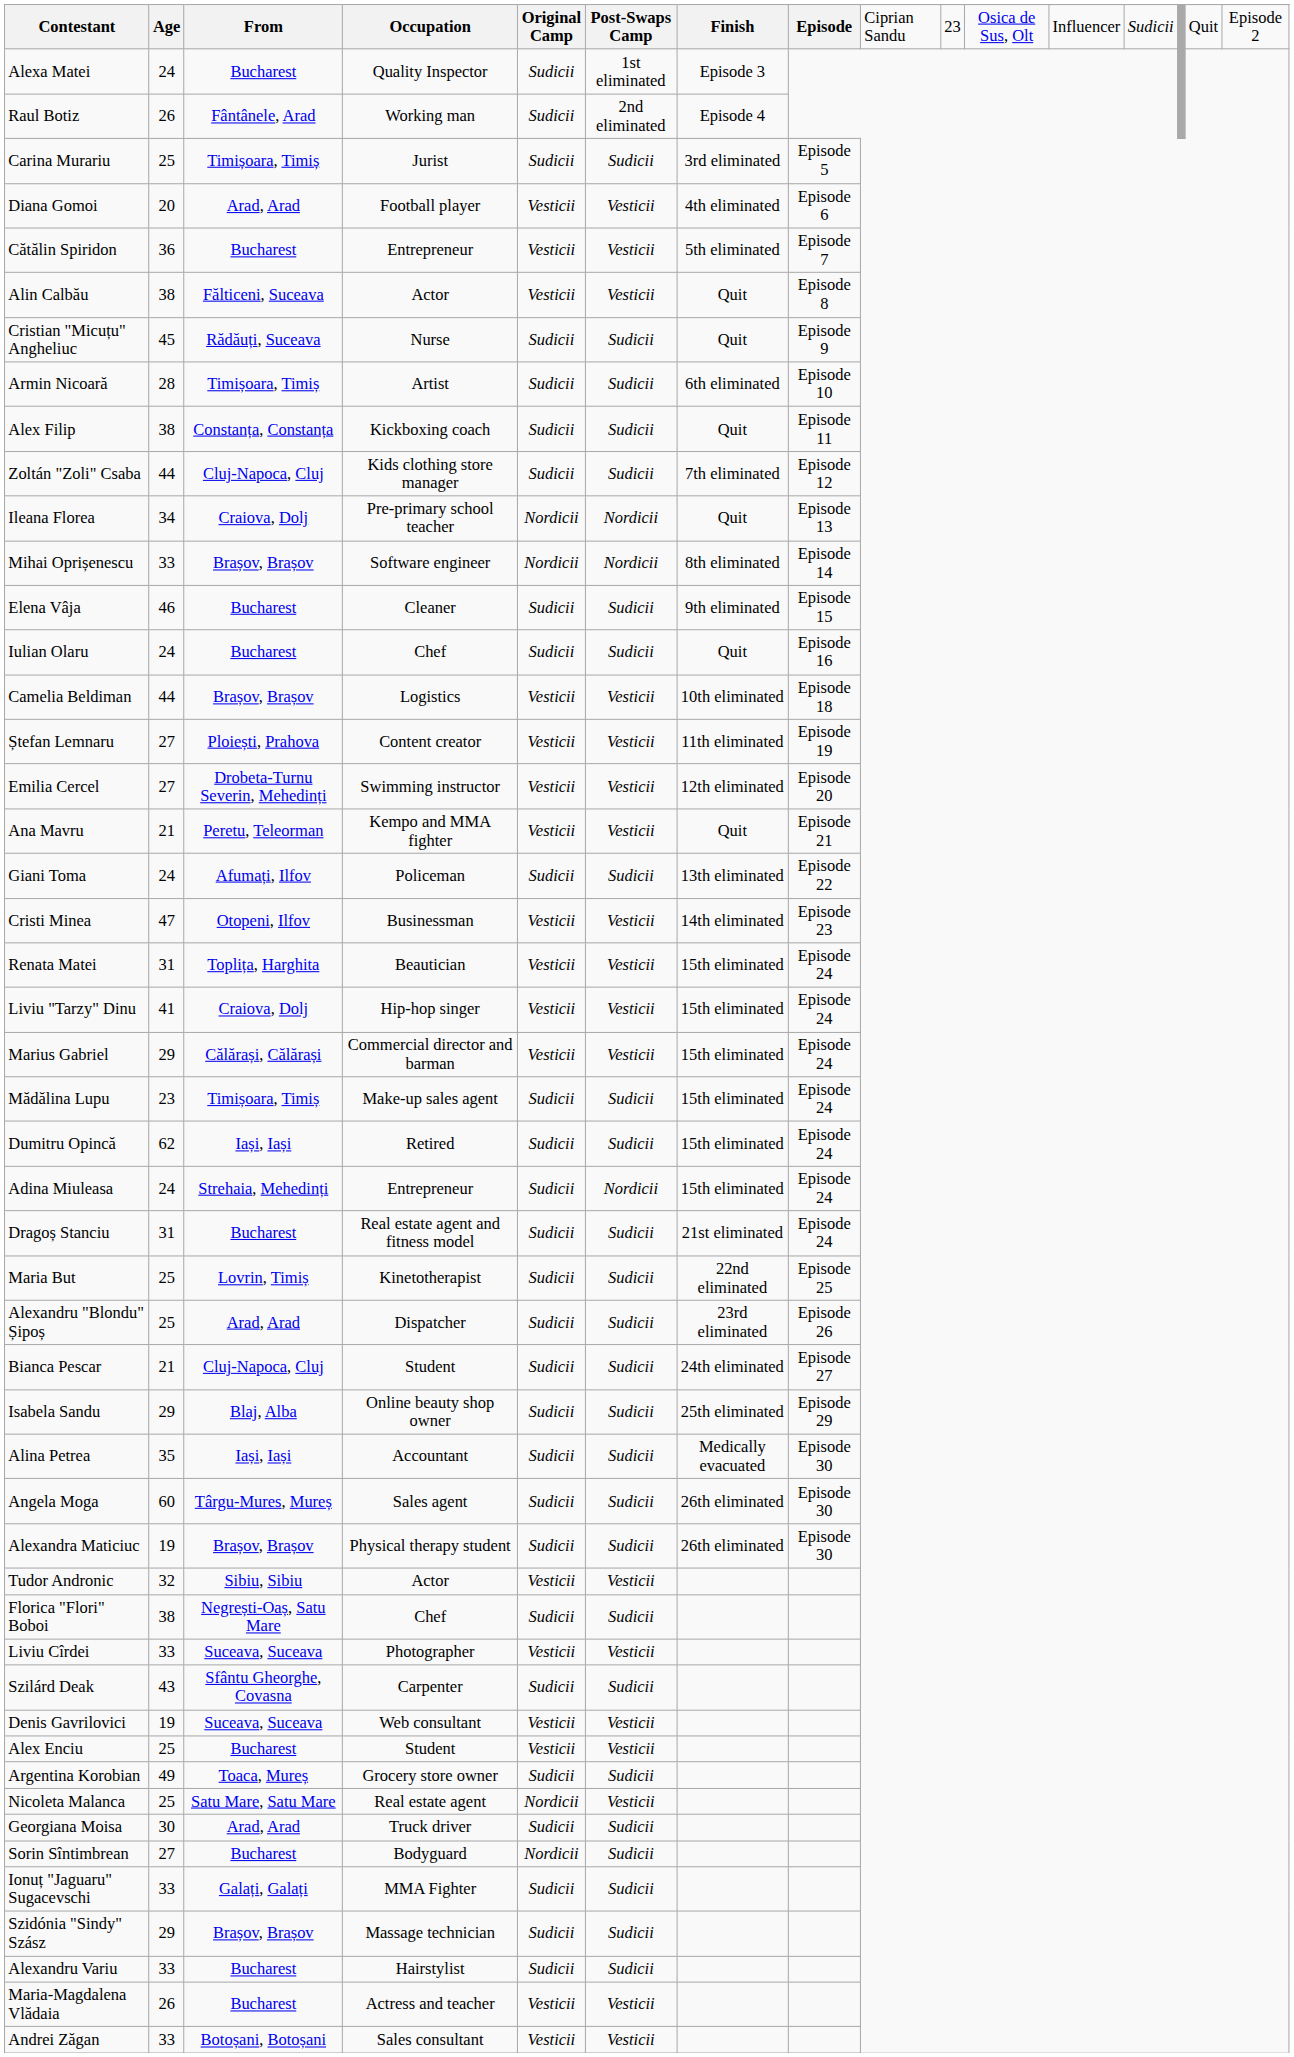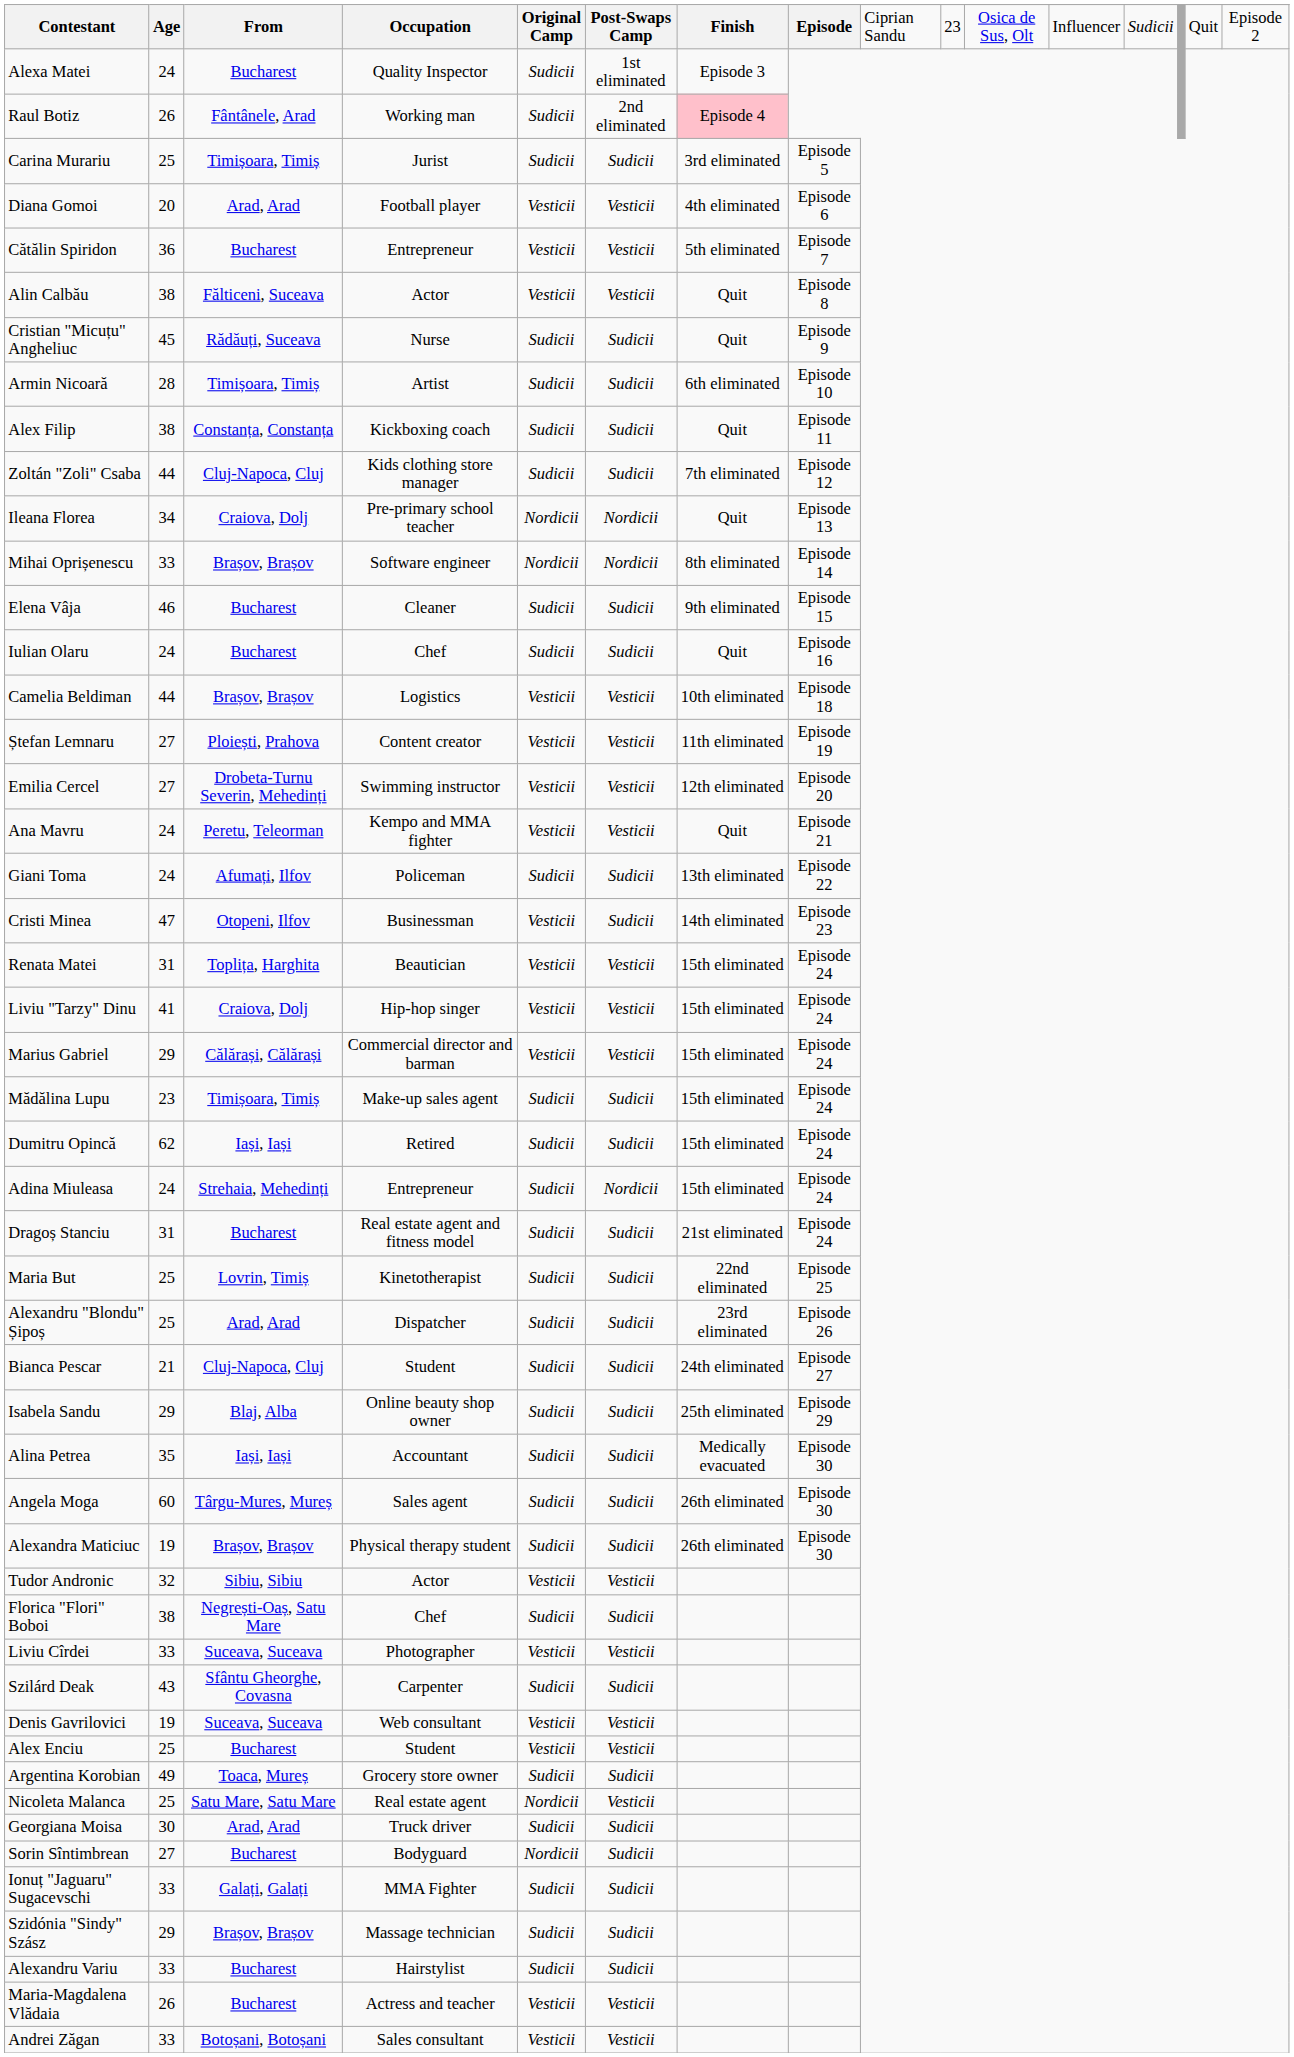(732, 116) no background -> (732, 116) pink background
(167, 831) 21 -> (167, 831) 24
(631, 920) Vesticii -> (631, 920) Sudicii
